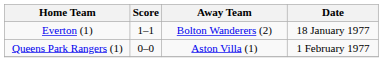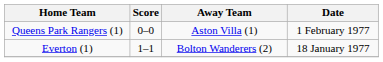rows swapped: (67, 30) <-> (67, 48)
